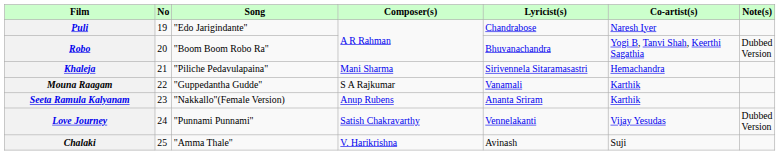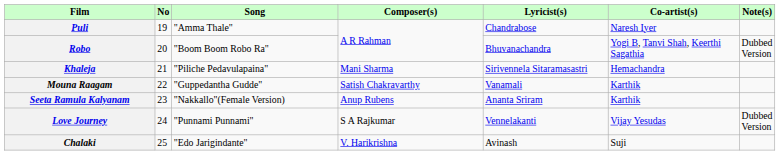(211, 27) "Edo Jarigindante" -> (203, 27) "Amma Thale"
(368, 85) S A Rajkumar -> (380, 85) Satish Chakravarthy
(380, 121) Satish Chakravarthy -> (368, 121) S A Rajkumar
(203, 142) "Amma Thale" -> (211, 142) "Edo Jarigindante"
